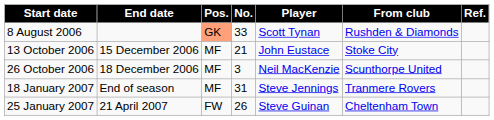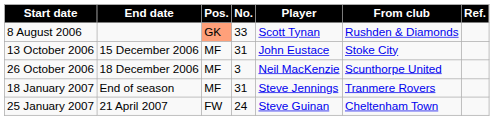(241, 50) 21 -> (241, 50) 31
(241, 106) 26 -> (241, 106) 24
